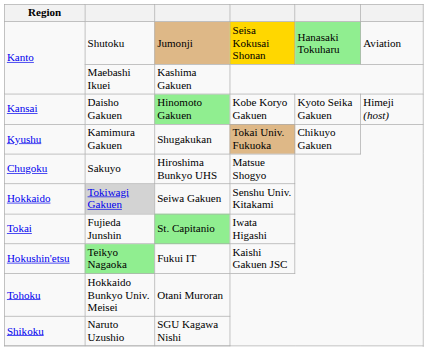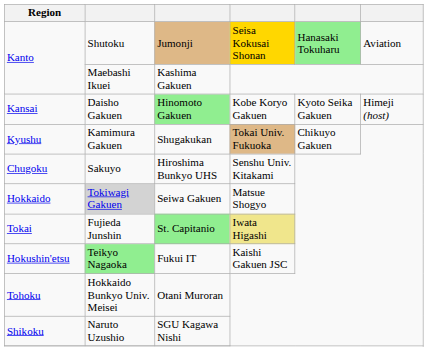(249, 169) Matsue Shogyo -> (262, 169) Senshu Univ. Kitakami
(262, 199) Senshu Univ. Kitakami -> (249, 199) Matsue Shogyo
(250, 228) no background -> (250, 228) khaki background
